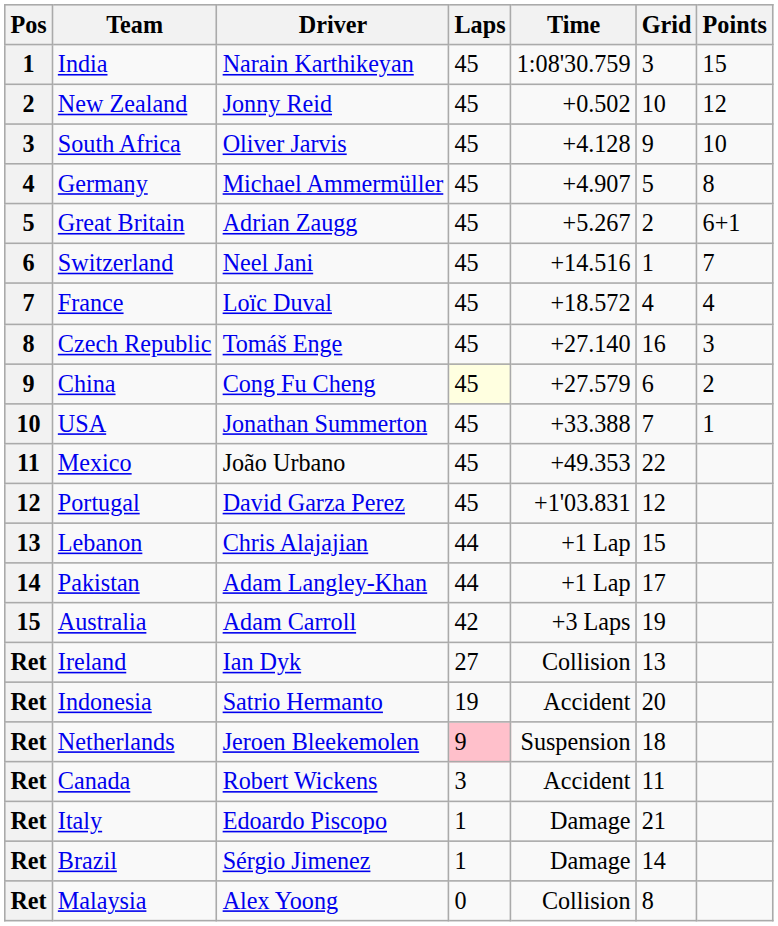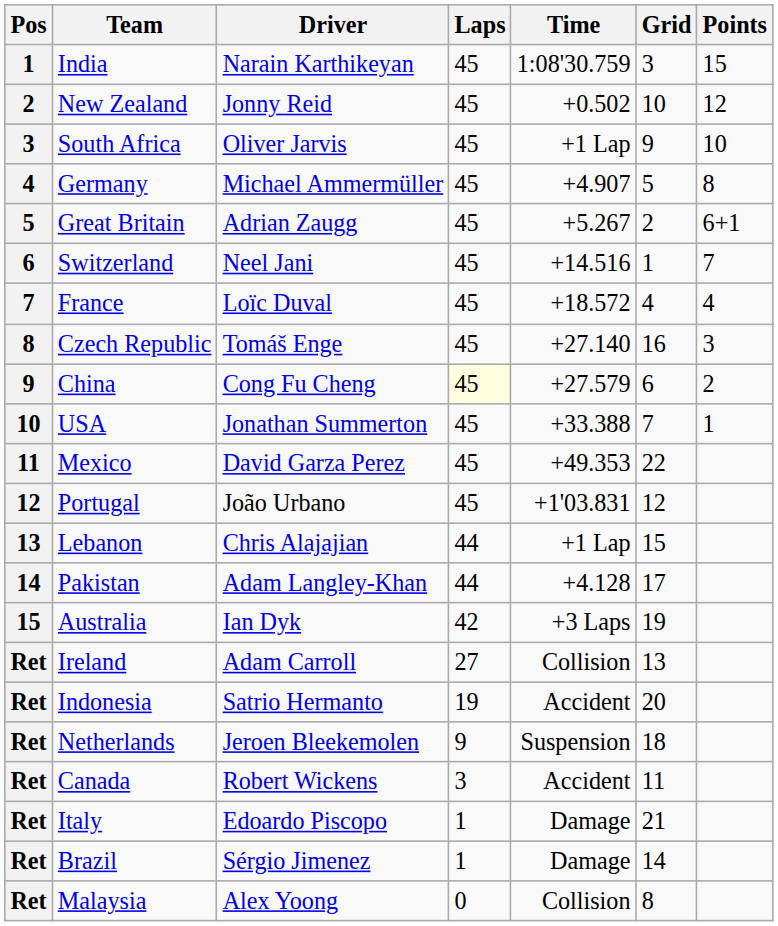(596, 144) +4.128 -> (596, 144) +1 Lap
(284, 462) João Urbano -> (314, 462) David Garza Perez
(314, 502) David Garza Perez -> (284, 502) João Urbano
(596, 582) +1 Lap -> (596, 582) +4.128
(289, 622) Adam Carroll -> (262, 622) Ian Dyk
(262, 662) Ian Dyk -> (289, 662) Adam Carroll
(461, 741) pink background -> (461, 741) no background
